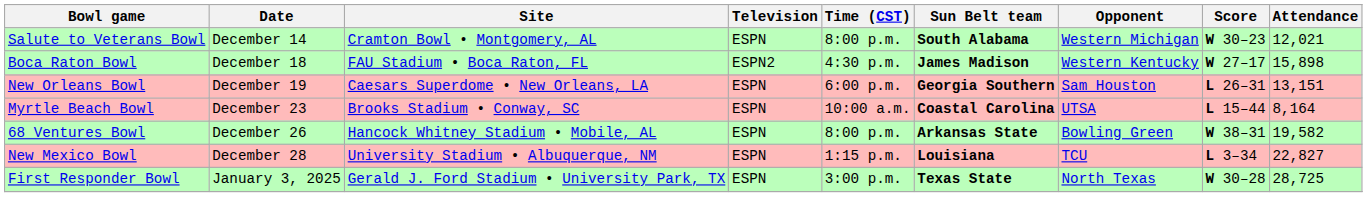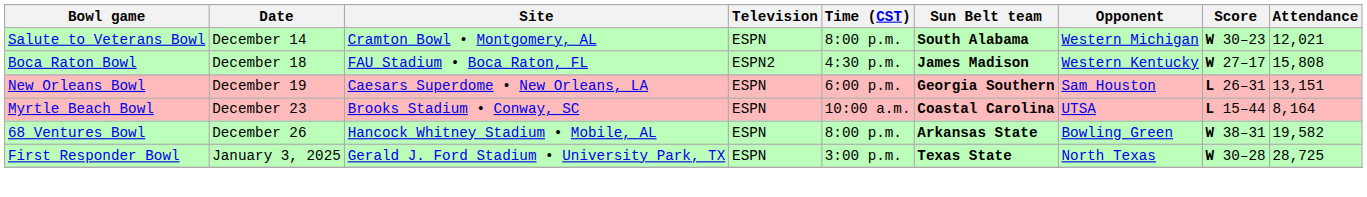(1298, 63) 15,898 -> (1298, 63) 15,808
- row: (72, 156)
